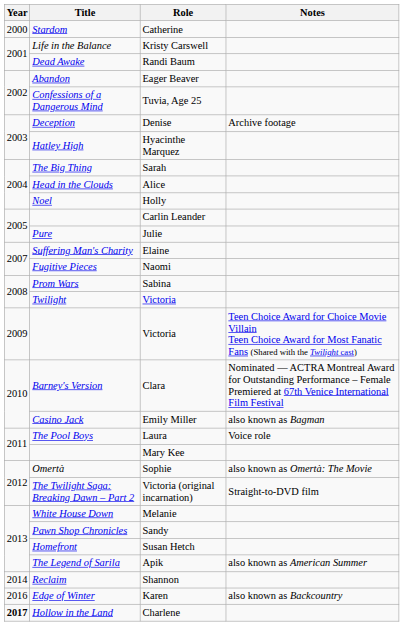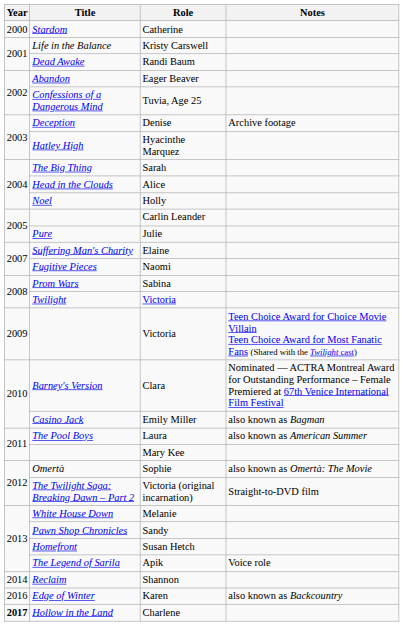(249, 436) Voice role -> (298, 436) also known as American Summer
(298, 563) also known as American Summer -> (249, 563) Voice role
